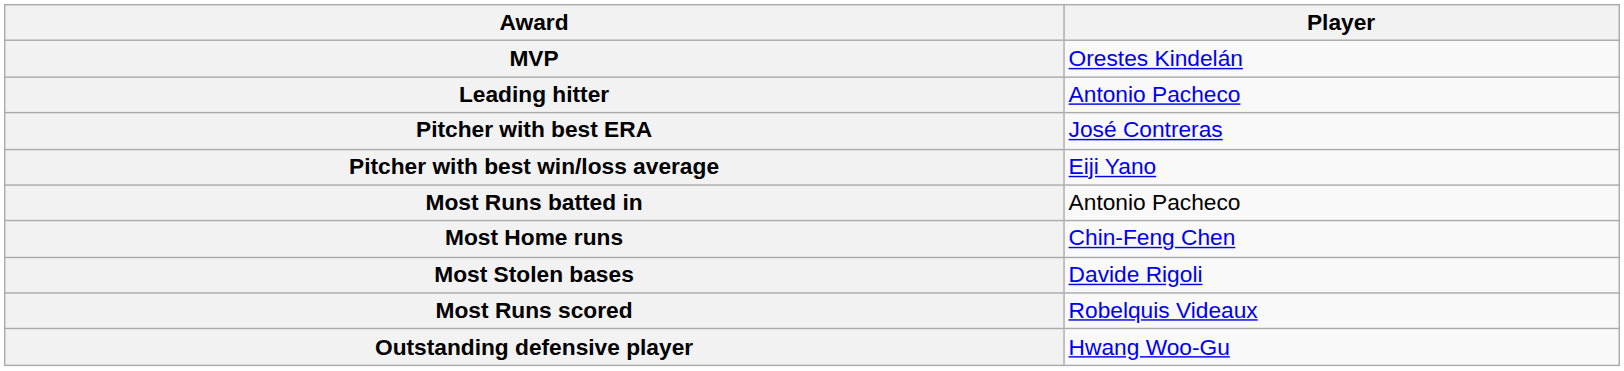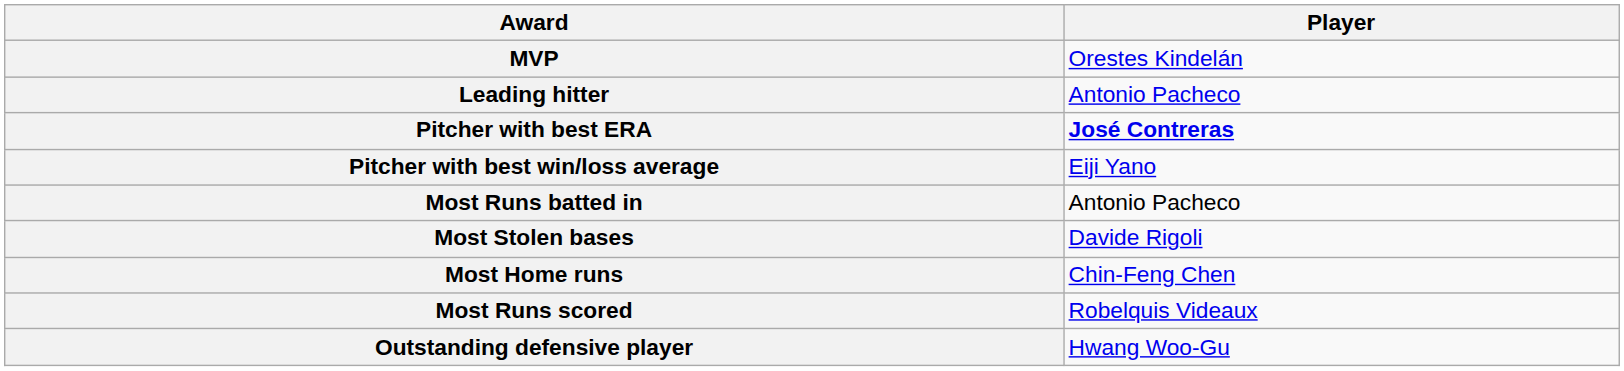(1146, 130) normal -> (1151, 130) bold
rows swapped: (534, 238) <-> (534, 274)
